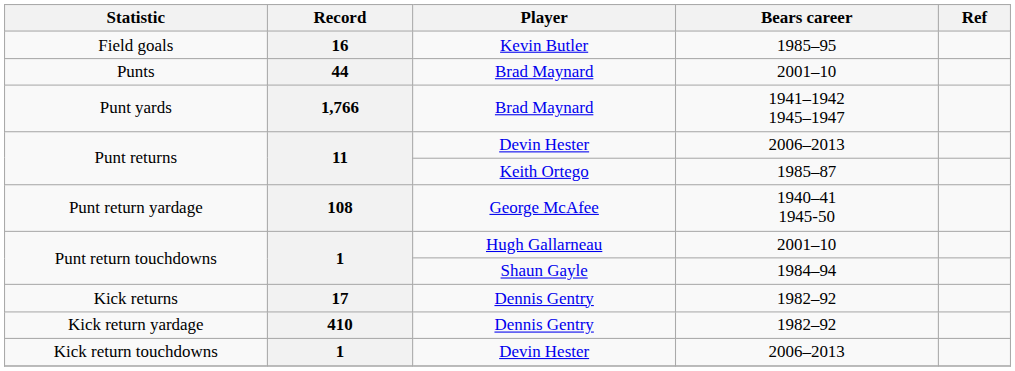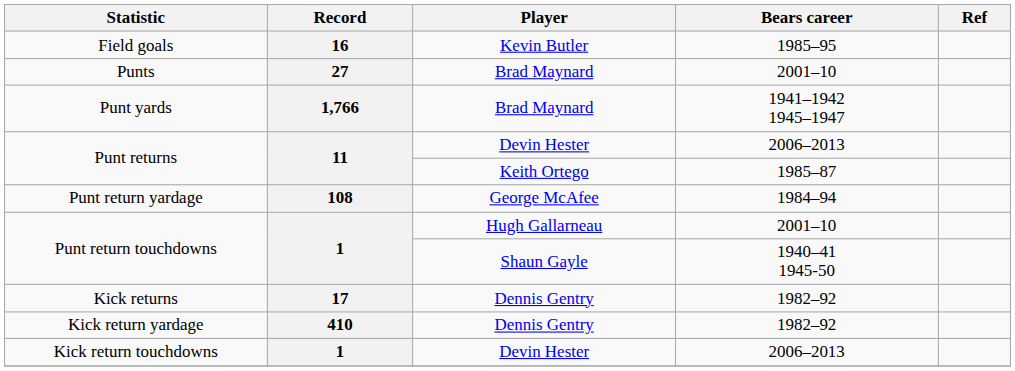(340, 71) 44 -> (340, 71) 27
(807, 207) 1940–41 1945-50 -> (807, 198) 1984–94
(807, 271) 1984–94 -> (807, 261) 1940–41 1945-50
